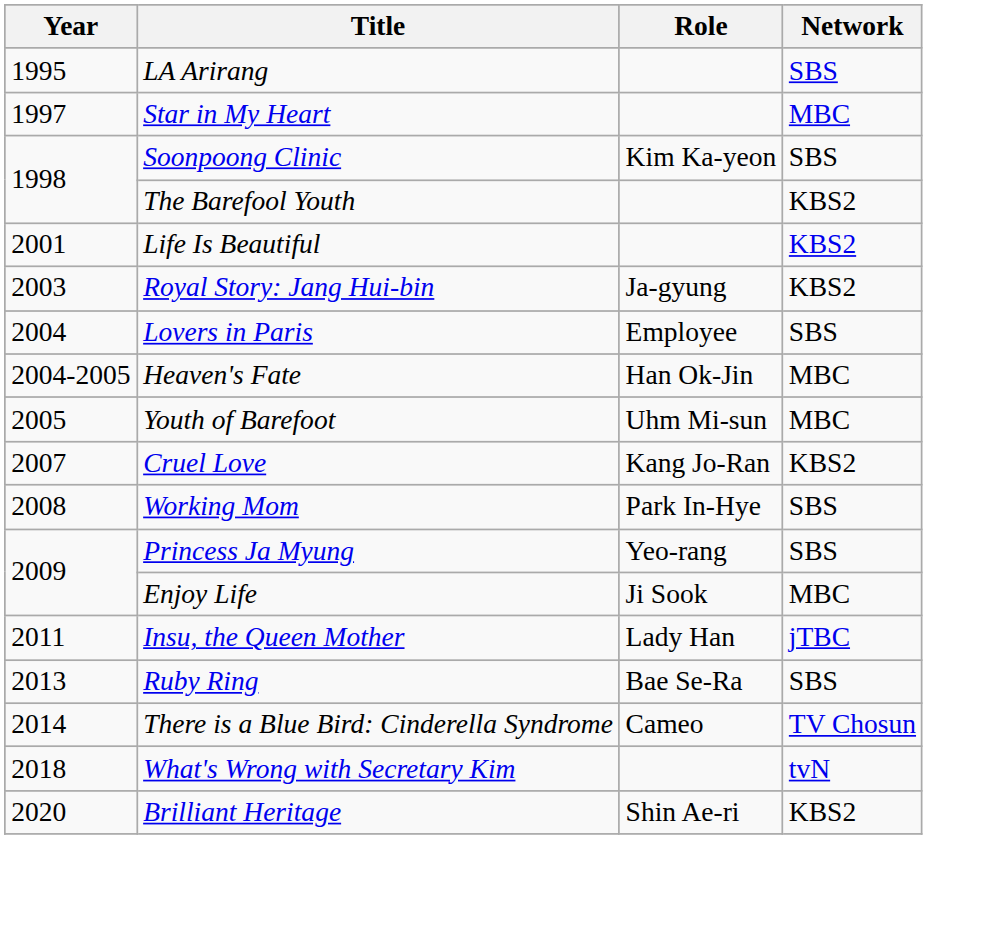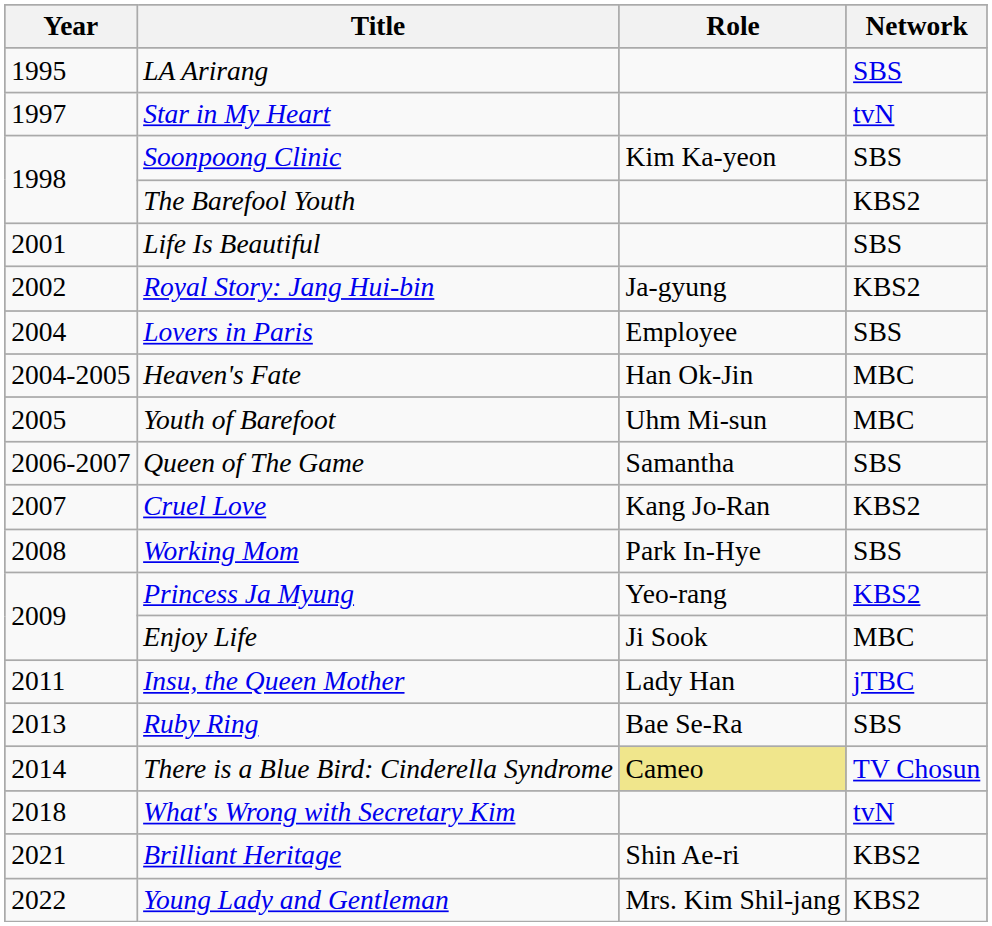(819, 113) MBC -> (874, 113) tvN
(823, 244) KBS2 -> (878, 244) SBS
(39, 288) 2003 -> (39, 288) 2002
+ row: (254, 462)
(813, 550) SBS -> (887, 593) KBS2
(665, 724) no background -> (665, 768) khaki background
(39, 811) 2020 -> (39, 855) 2021
+ row: (296, 899)
